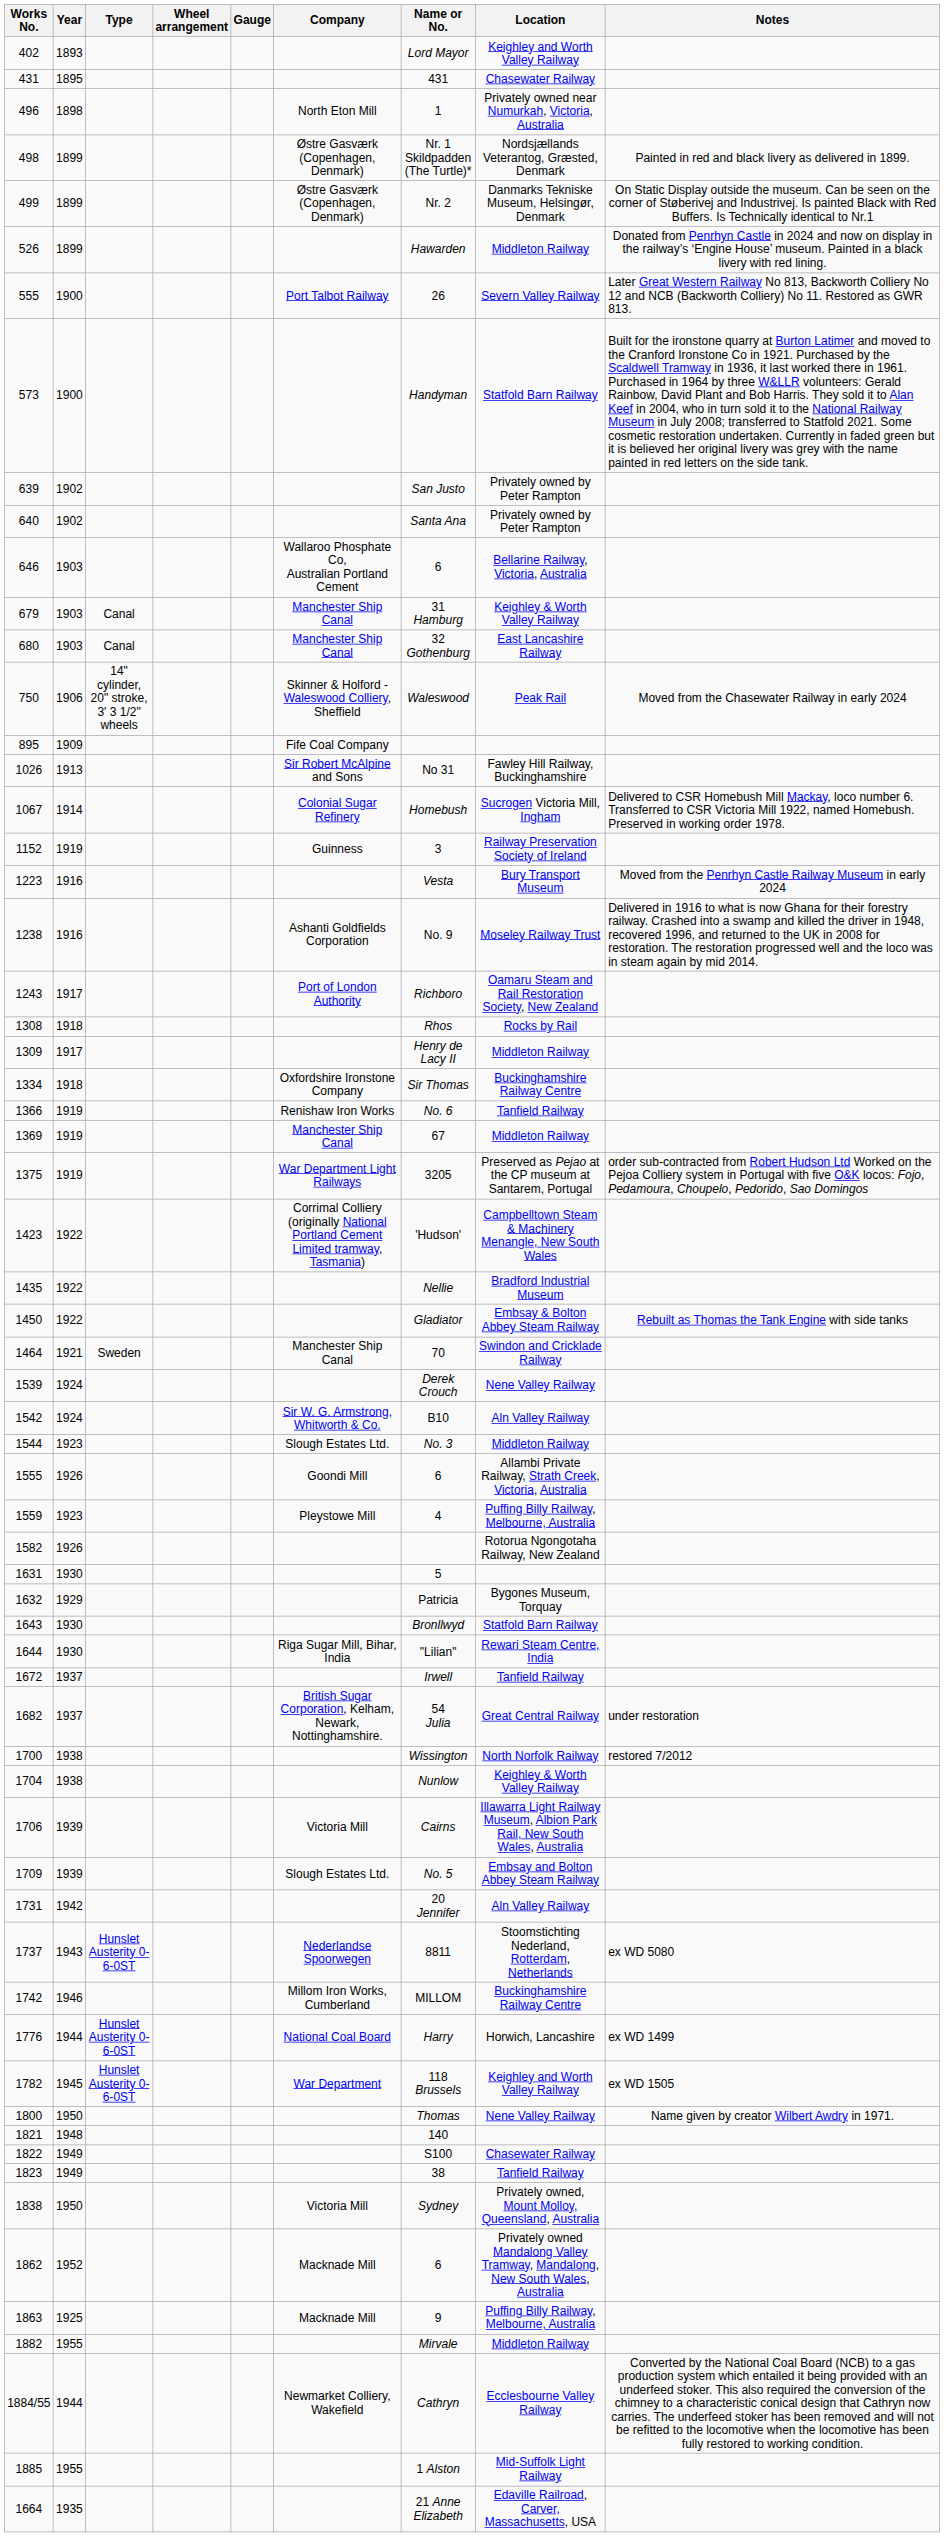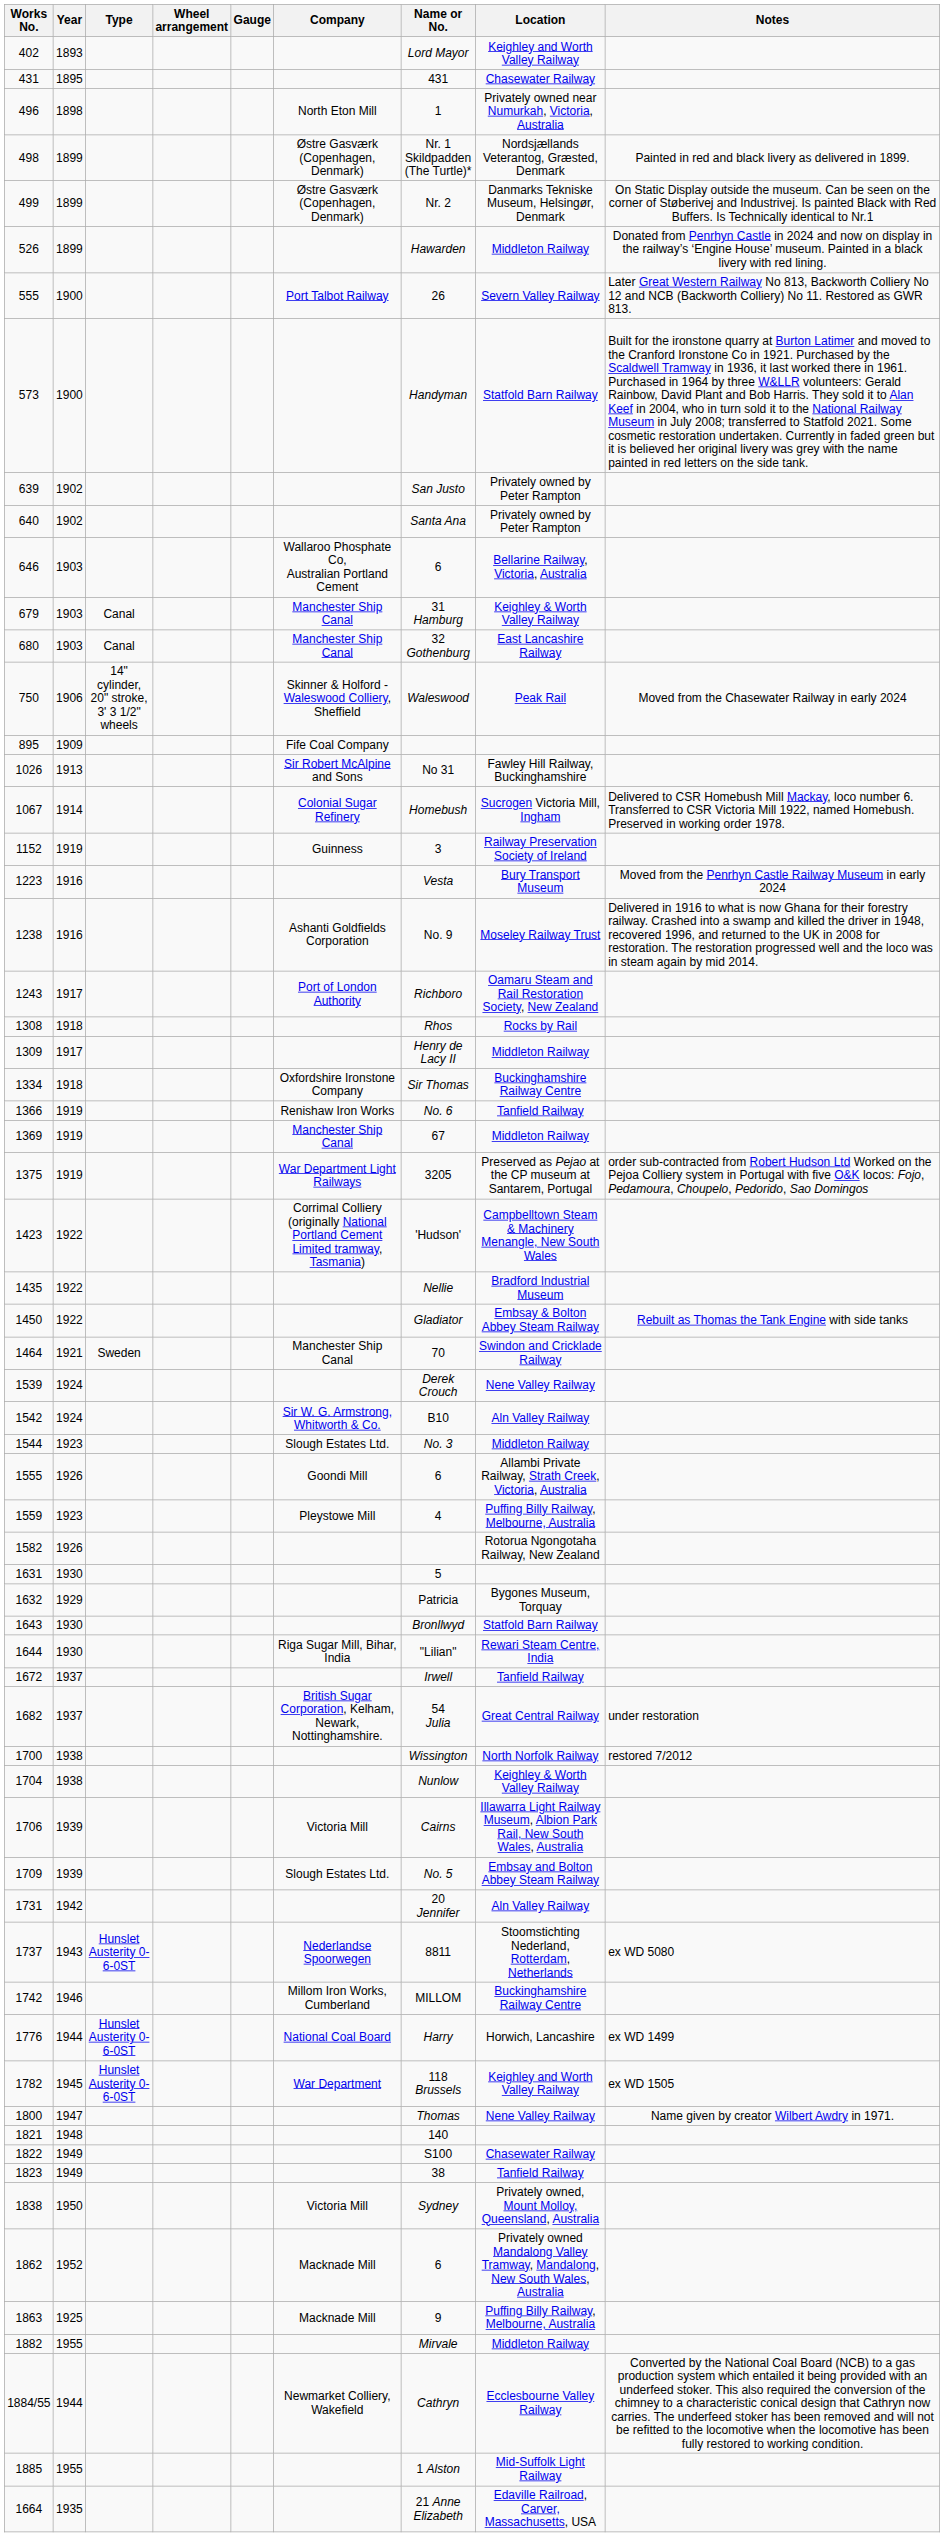(69, 2116) 1950 -> (69, 2116) 1947
